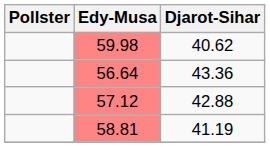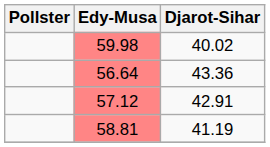(212, 46) 40.62 -> (212, 46) 40.02
(212, 101) 42.88 -> (212, 101) 42.91
